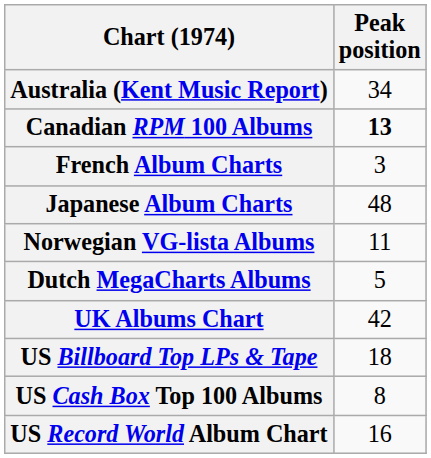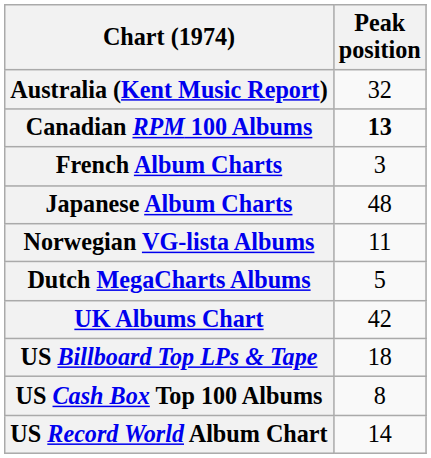(380, 89) 34 -> (380, 89) 32
(380, 434) 16 -> (380, 434) 14
